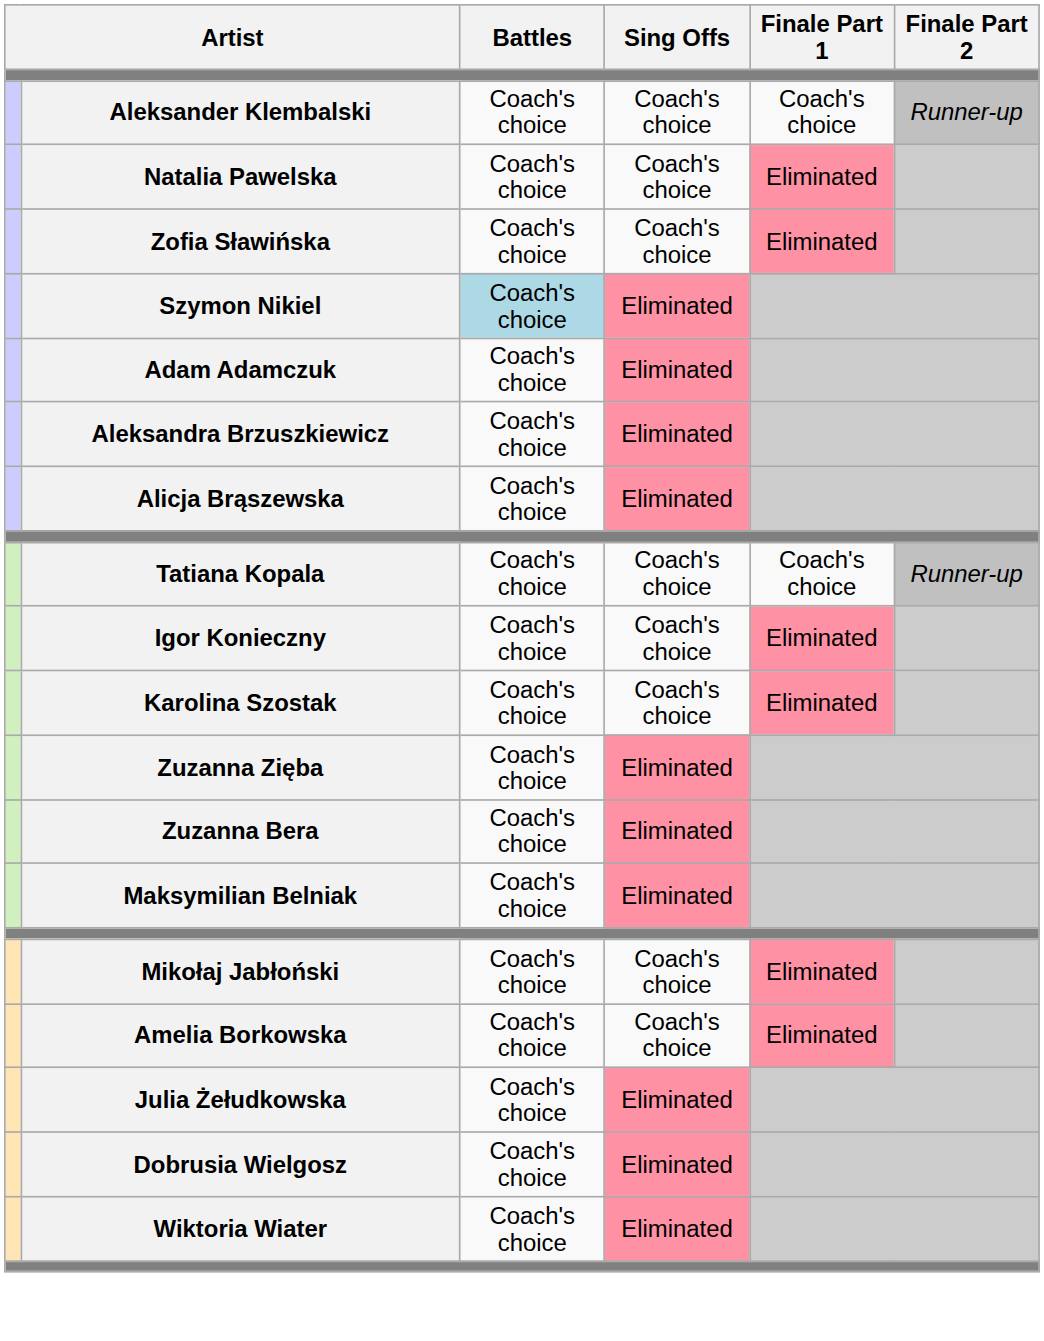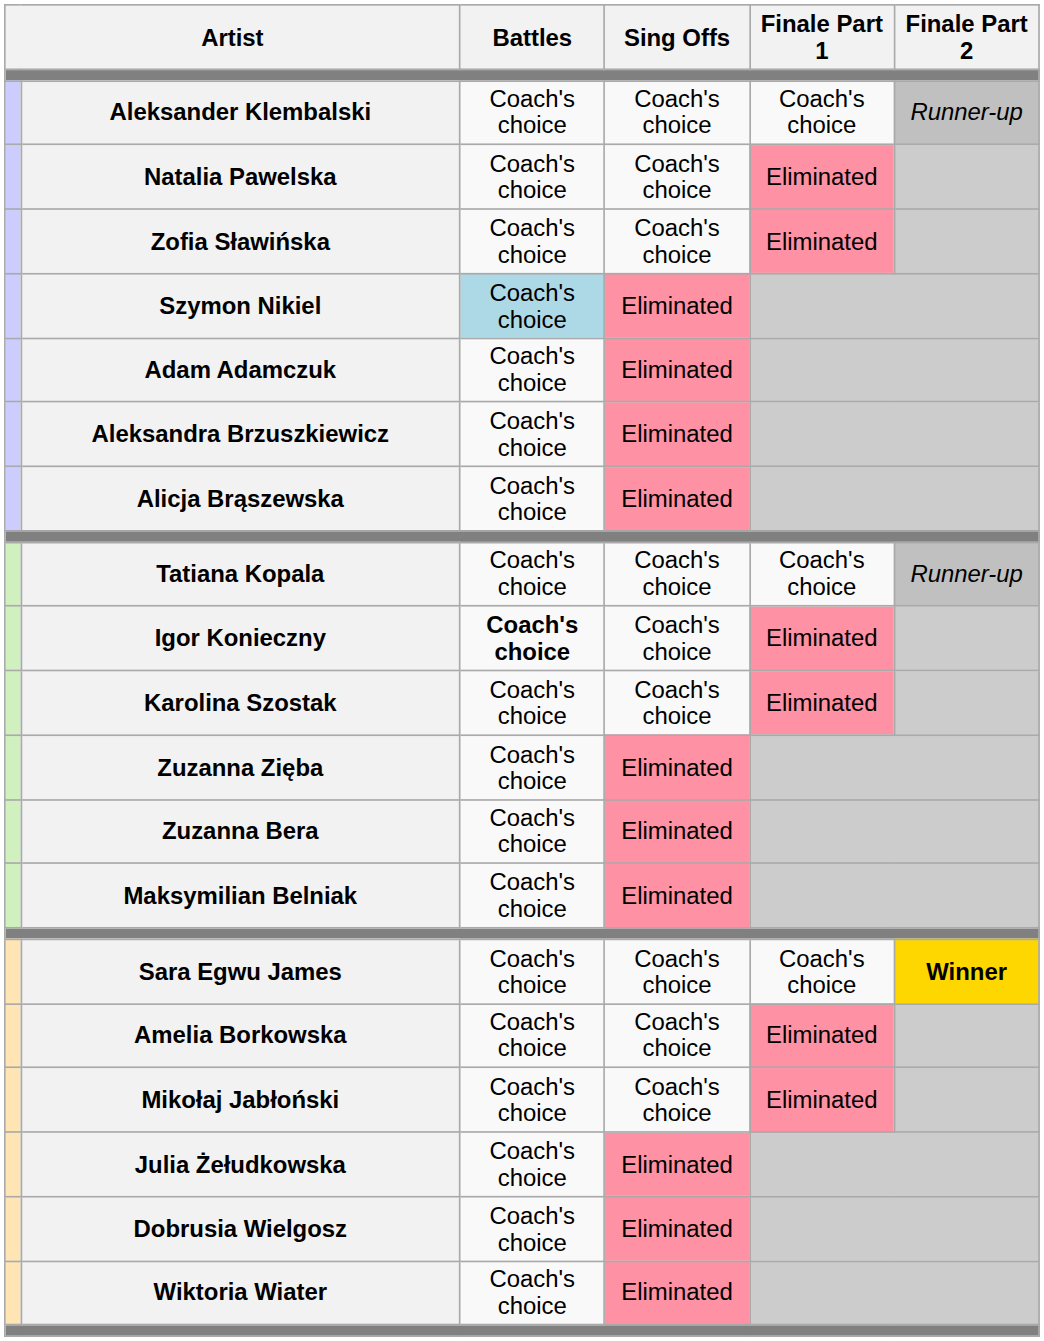(532, 639) normal -> (532, 639) bold
+ row: (240, 972)
rows swapped: (240, 1036) <-> (240, 972)
